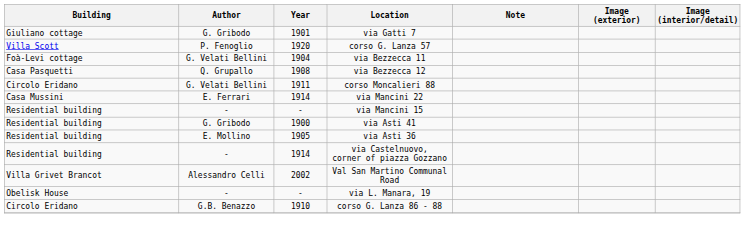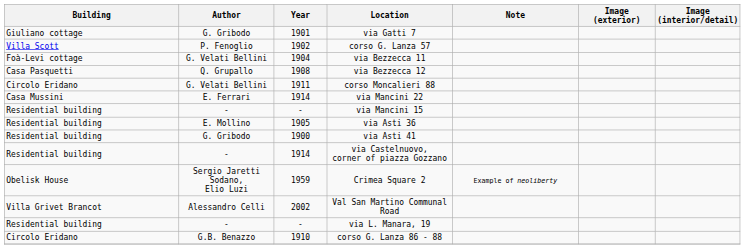(300, 46) 1920 -> (300, 46) 1902
rows swapped: (390, 123) <-> (390, 136)
+ row: (390, 180)
(37, 193) Obelisk House -> (54, 225) Residential building
